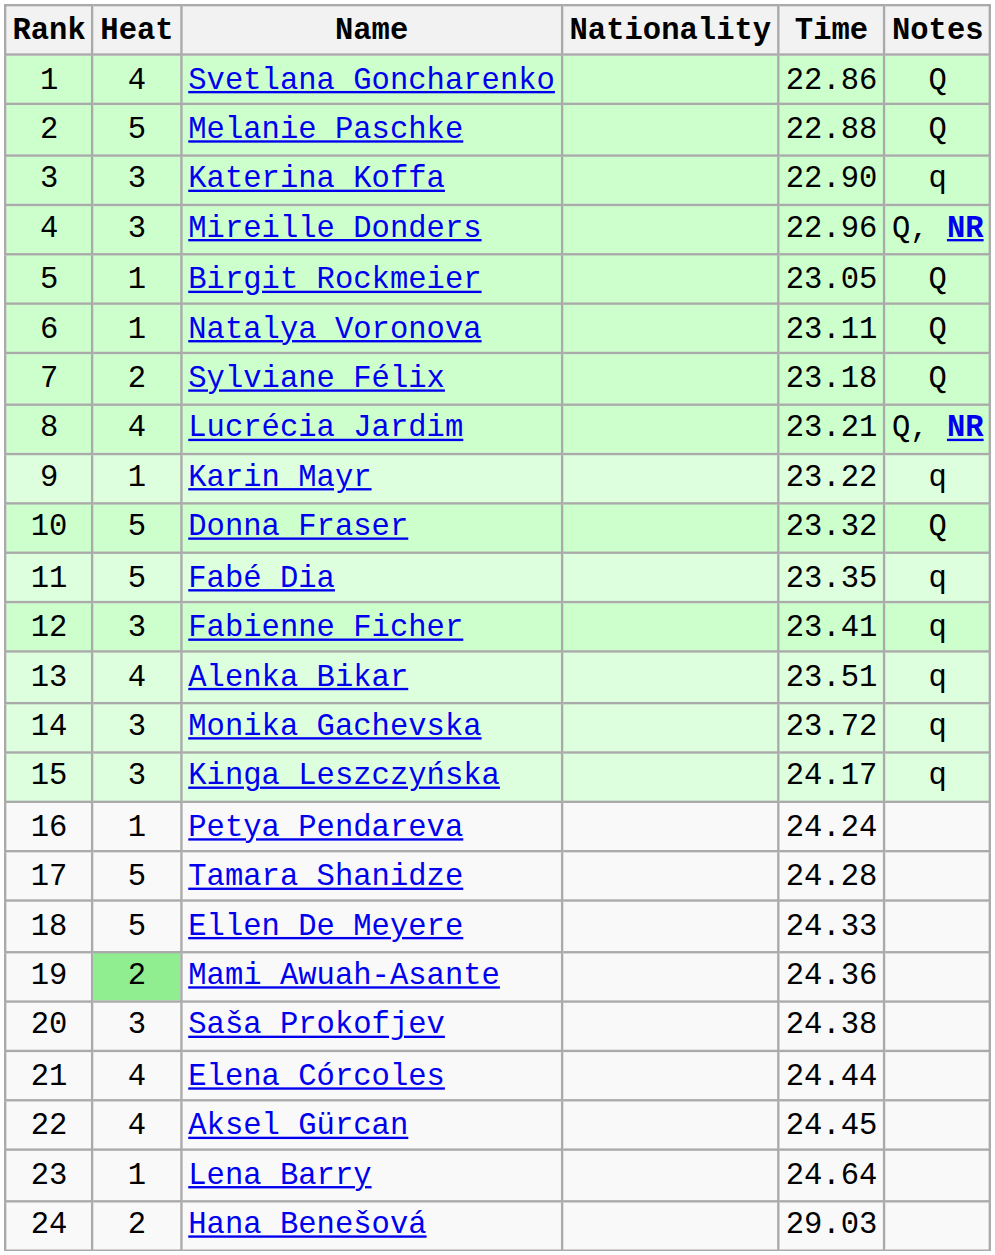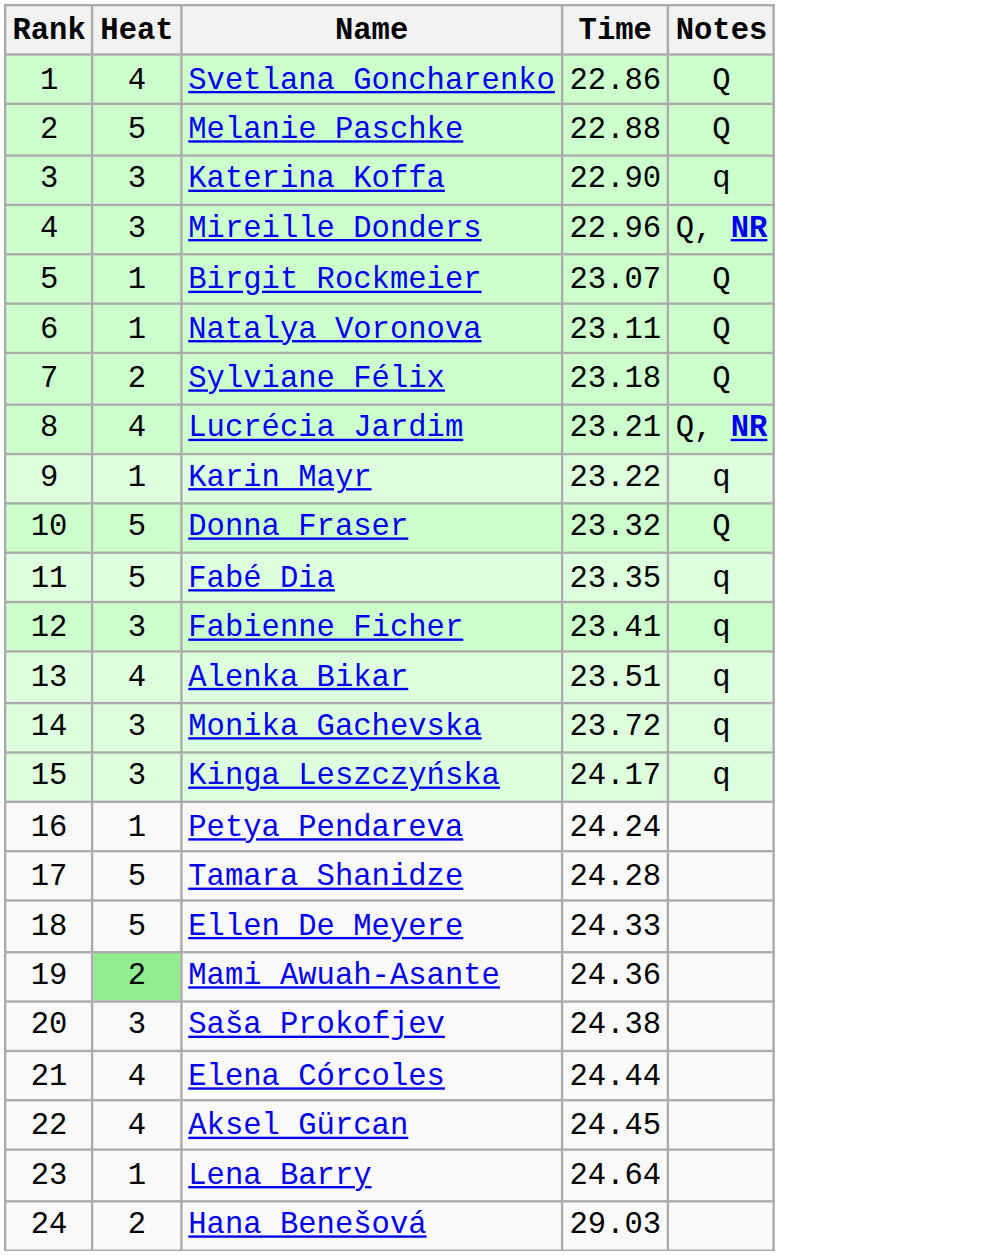- column: (670, 30)
(832, 279) 23.05 -> (615, 279) 23.07
